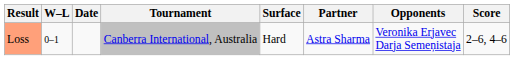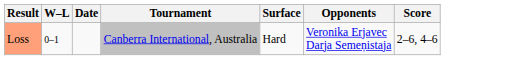- column: (338, 13)
